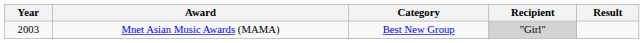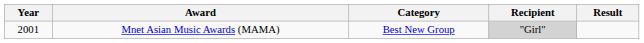(28, 30) 2003 -> (28, 30) 2001
